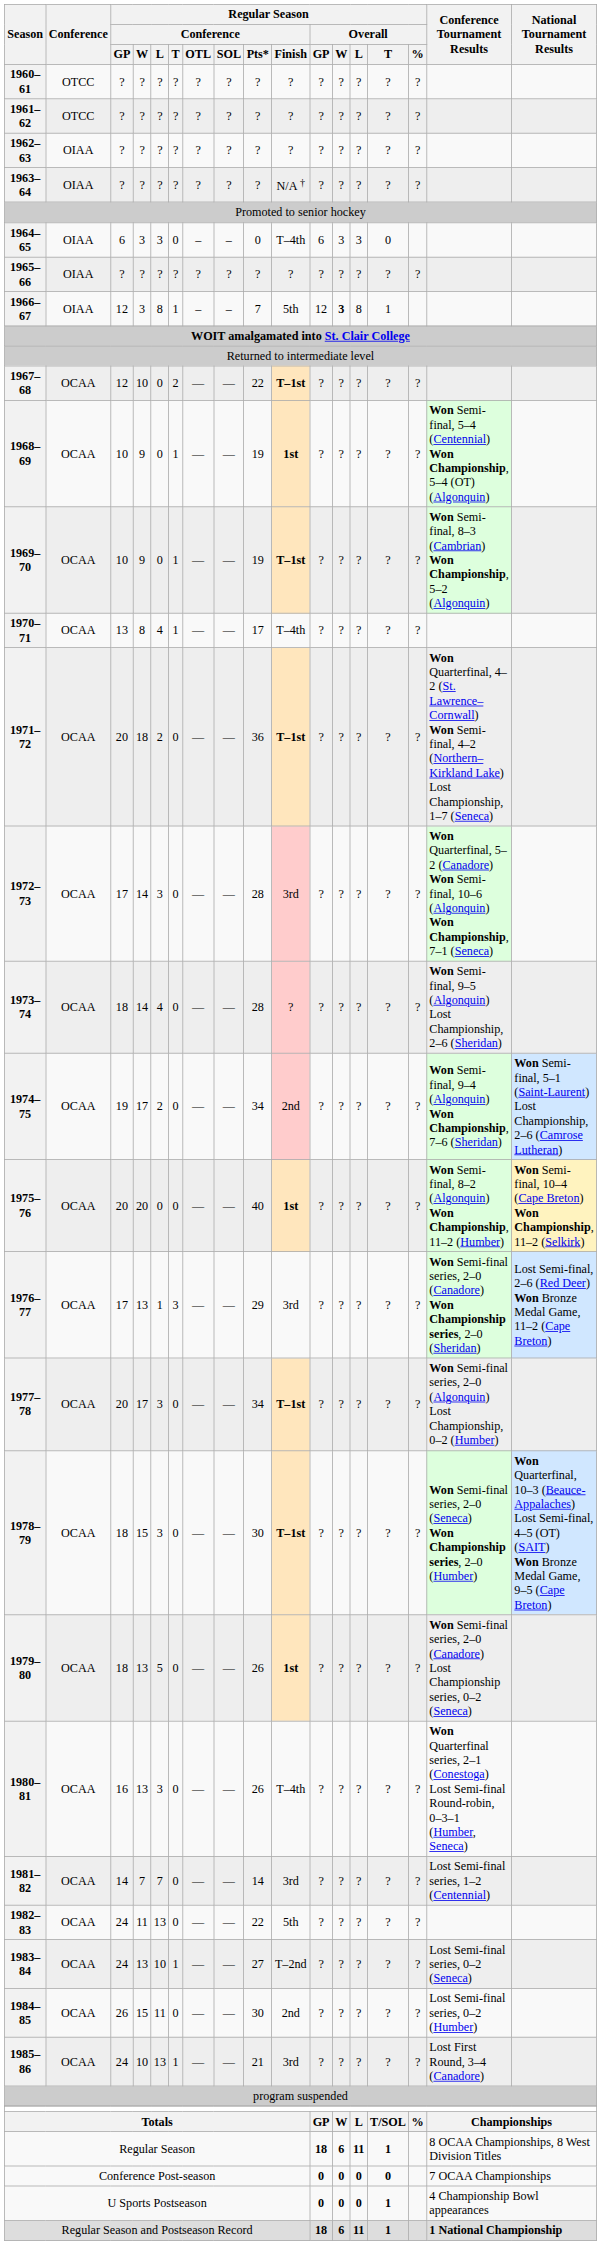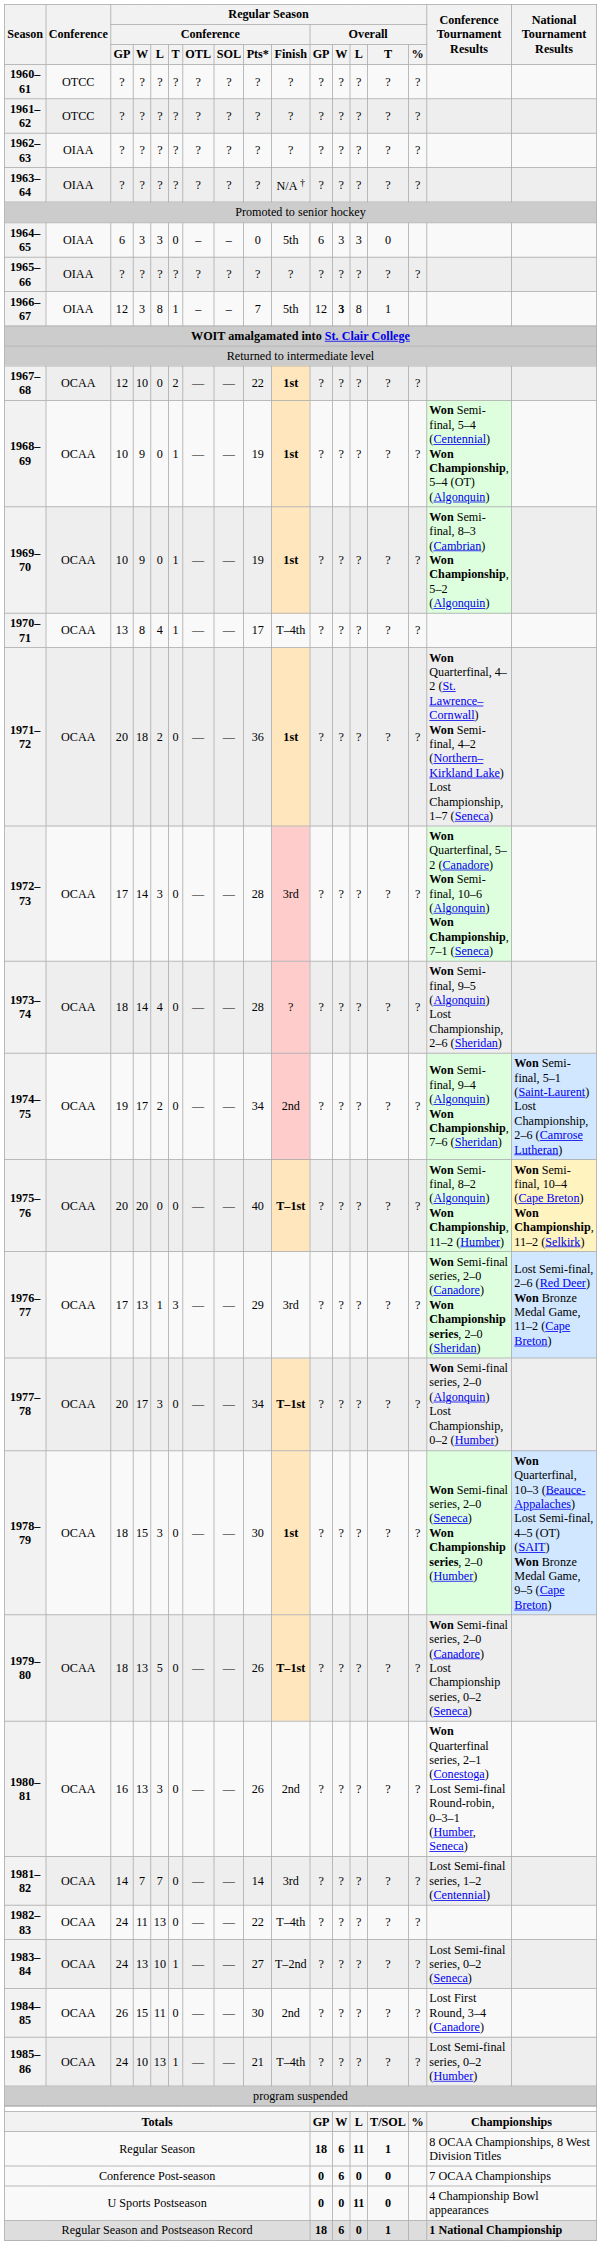(291, 239) T–4th -> (291, 239) 5th
(291, 383) T–1st -> (291, 383) 1st
(291, 560) T–1st -> (291, 560) 1st
(291, 737) T–1st -> (291, 737) 1st
(291, 1206) 1st -> (291, 1206) T–1st
(291, 1532) T–1st -> (291, 1532) 1st
(291, 1667) 1st -> (291, 1667) T–1st
(291, 1788) T–4th -> (291, 1788) 2nd
(291, 1922) 5th -> (291, 1922) T–4th
(467, 2013) Lost Semi-final series, 0–2 (Humber) -> (458, 2013) Lost First Round, 3–4 (Canadore)
(291, 2061) 3rd -> (291, 2061) T–4th
(458, 2061) Lost First Round, 3–4 (Canadore) -> (467, 2061) Lost Semi-final series, 0–2 (Humber)
(341, 2176) 0 -> (341, 2176) 6
(359, 2203) 0 -> (359, 2203) 11
(388, 2203) 1 -> (388, 2203) 0
(359, 2231) 11 -> (359, 2231) 0
